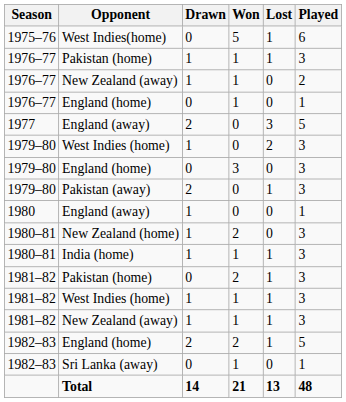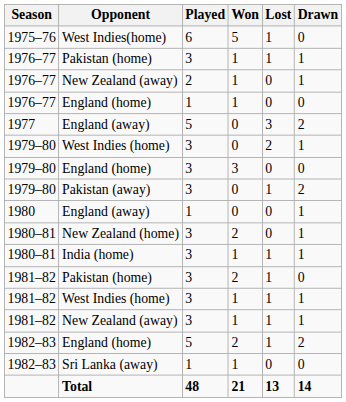columns swapped: (318, 15) <-> (206, 15)
